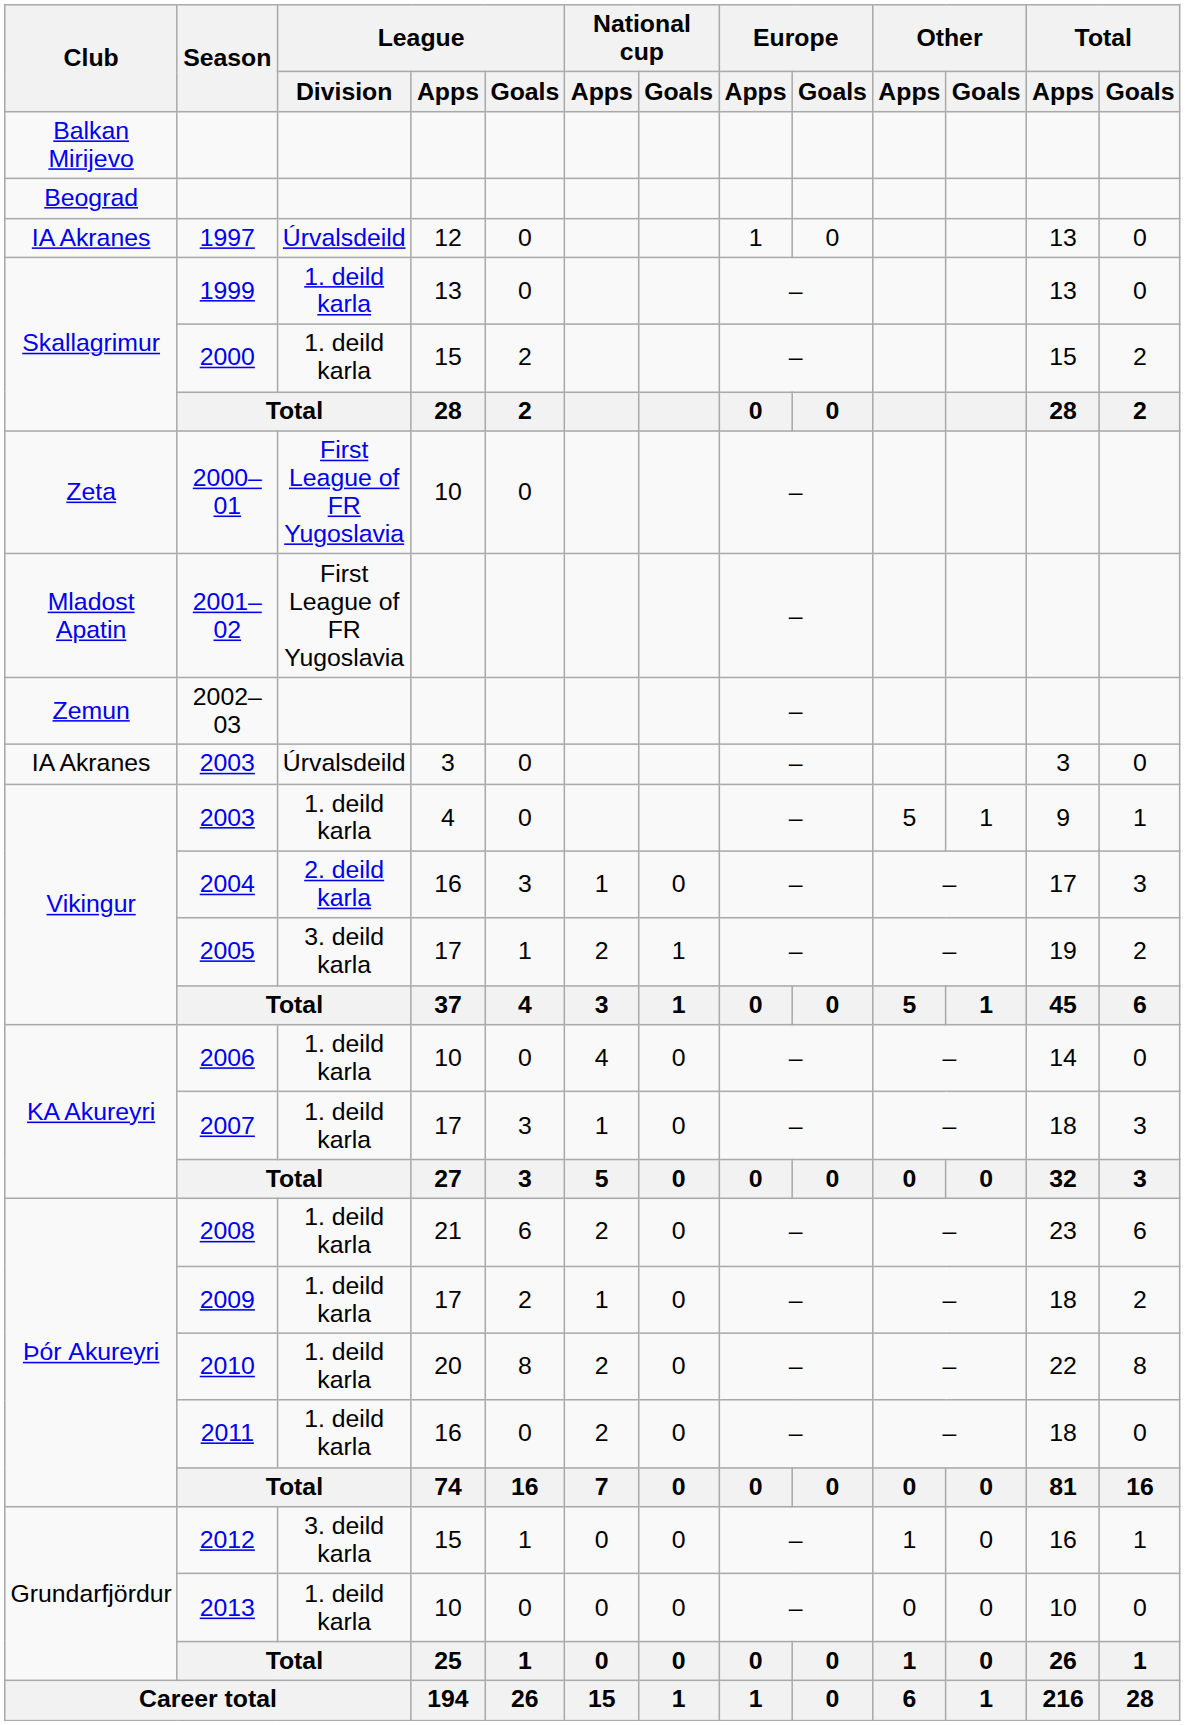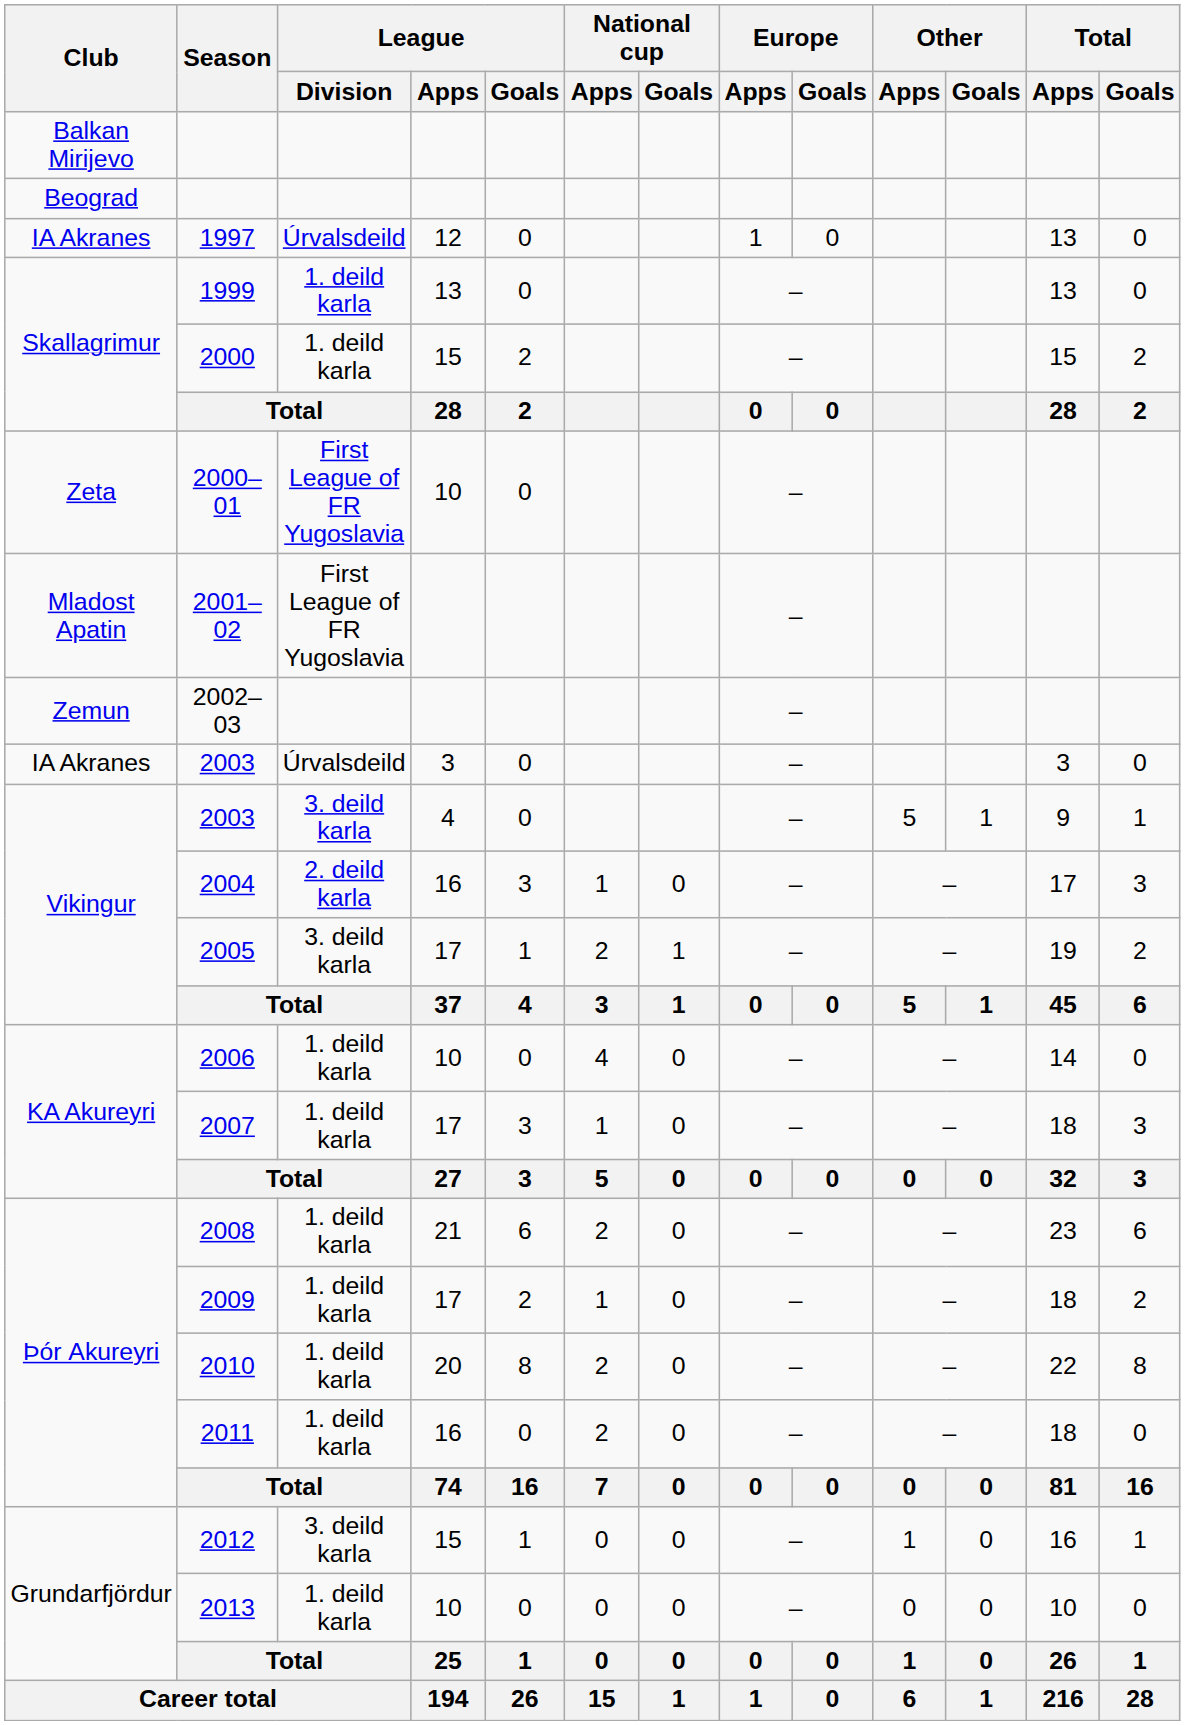(344, 816) 1. deild karla -> (344, 816) 3. deild karla
